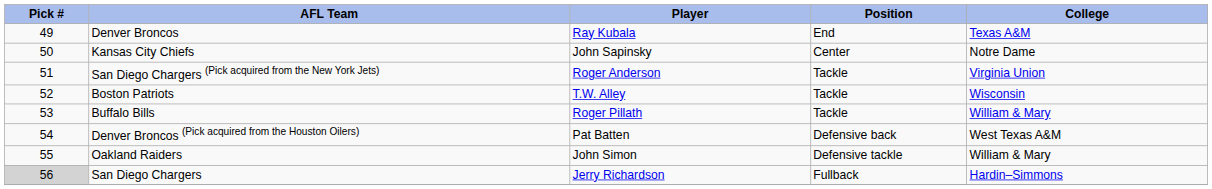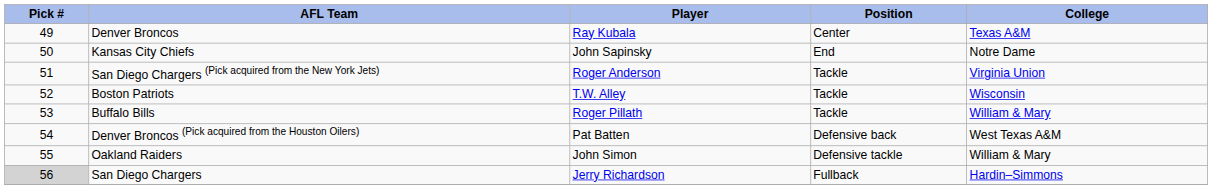(824, 33) End -> (831, 33) Center
(831, 52) Center -> (824, 52) End
